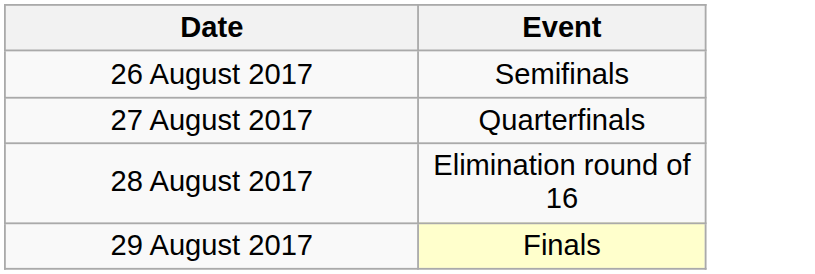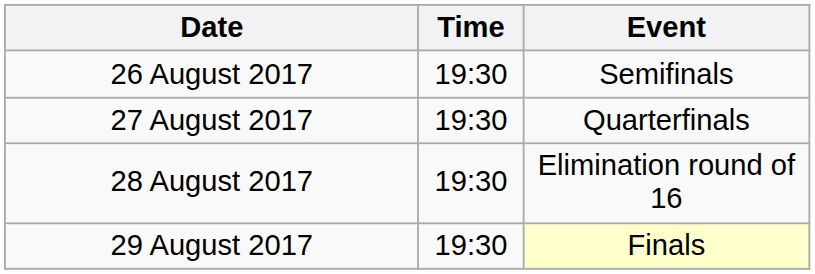+ column: (471, 27)
